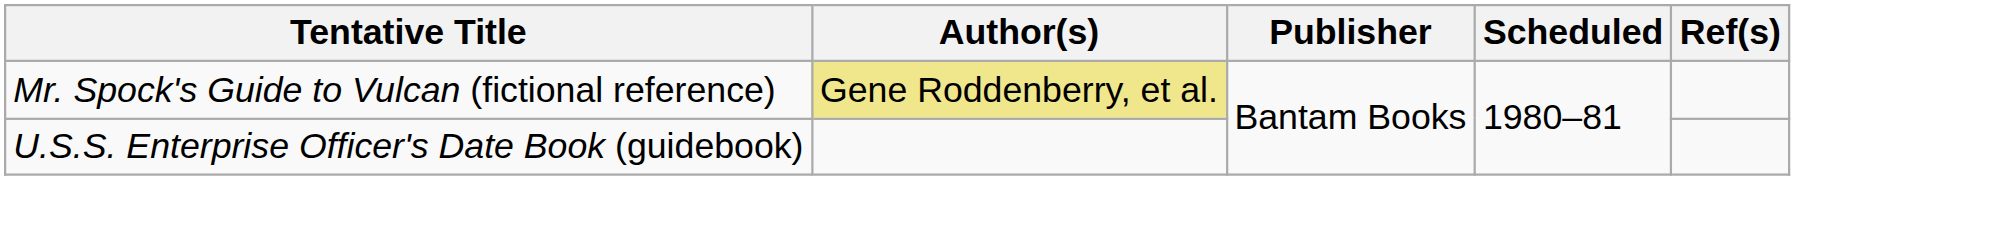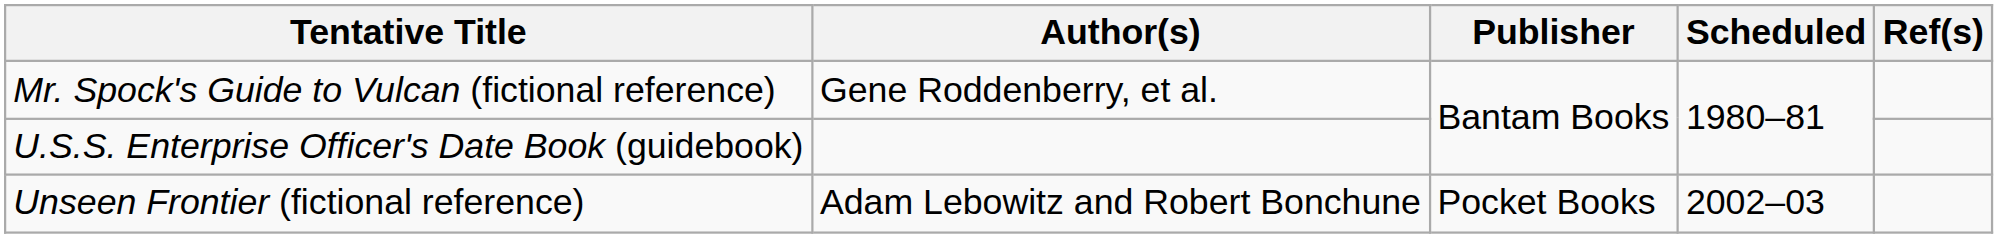(1019, 89) khaki background -> (1019, 89) no background
+ row: (299, 202)
